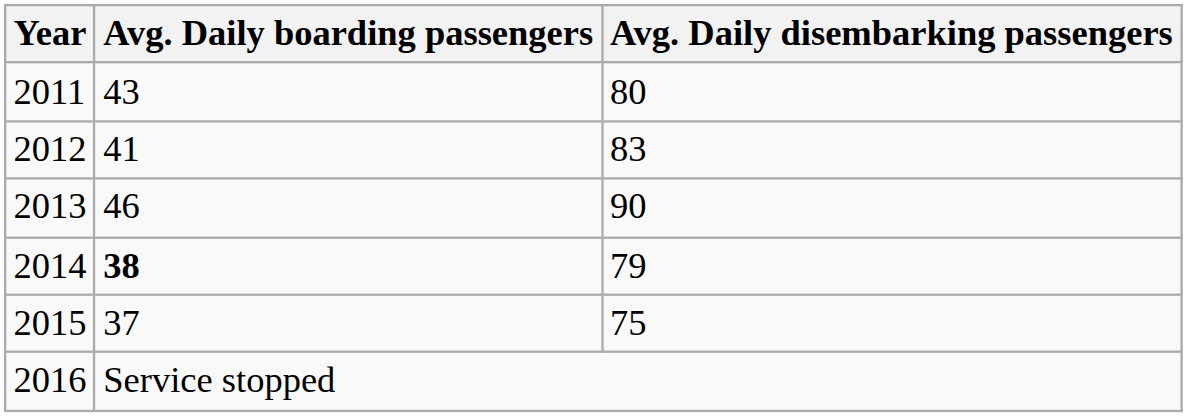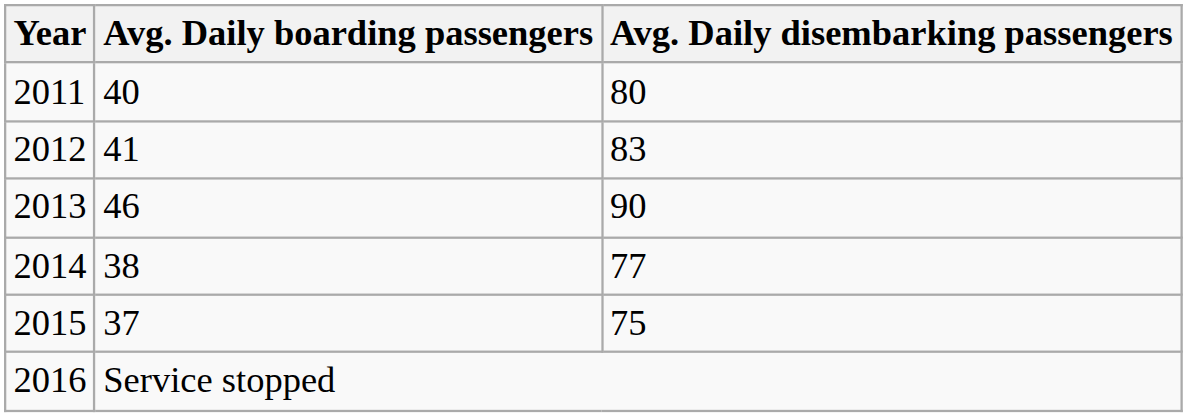(122, 91) 43 -> (122, 91) 40
(122, 264) bold -> (122, 264) normal
(628, 264) 79 -> (628, 264) 77
